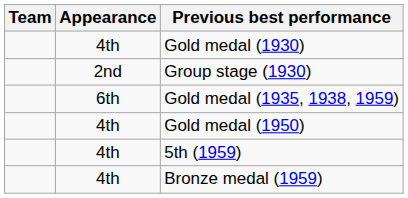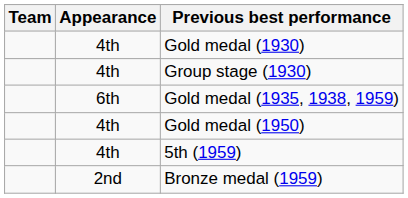(108, 71) 2nd -> (108, 71) 4th
(108, 179) 4th -> (108, 179) 2nd
